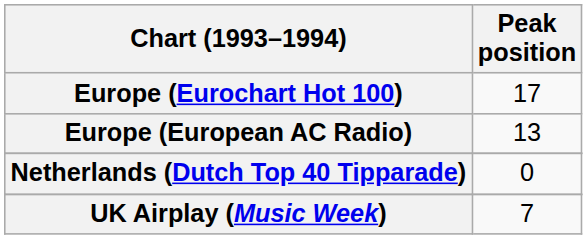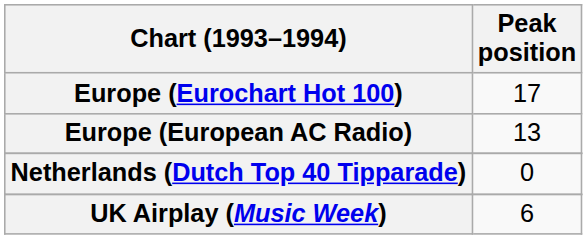(527, 213) 7 -> (527, 213) 6
